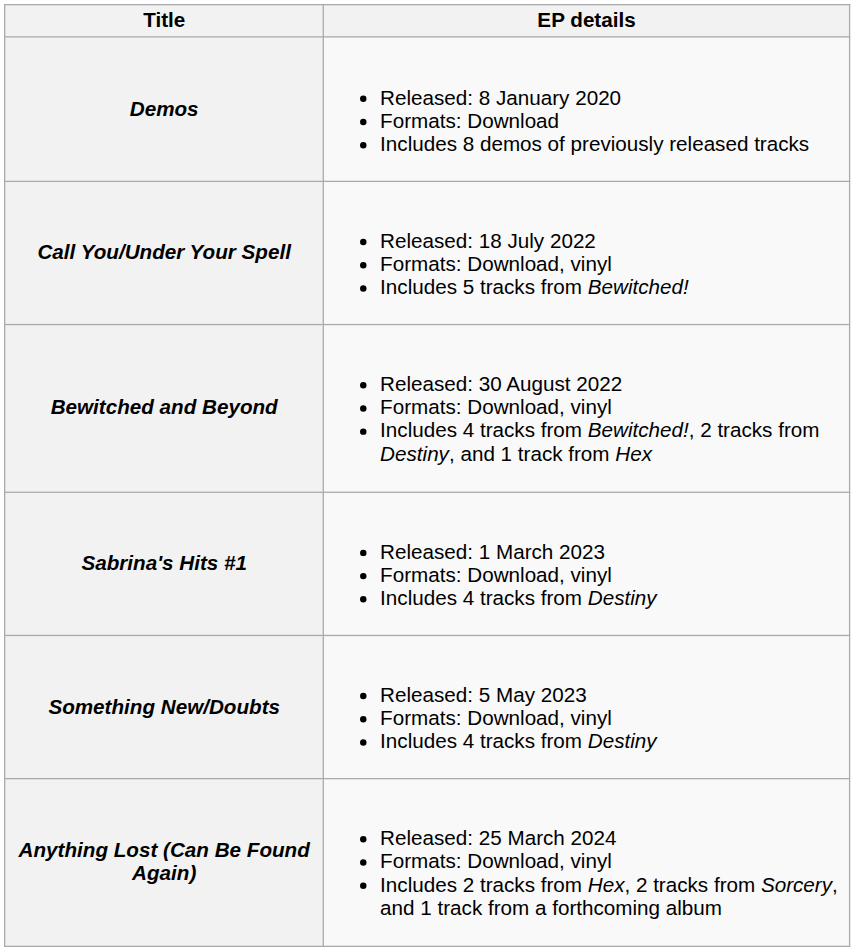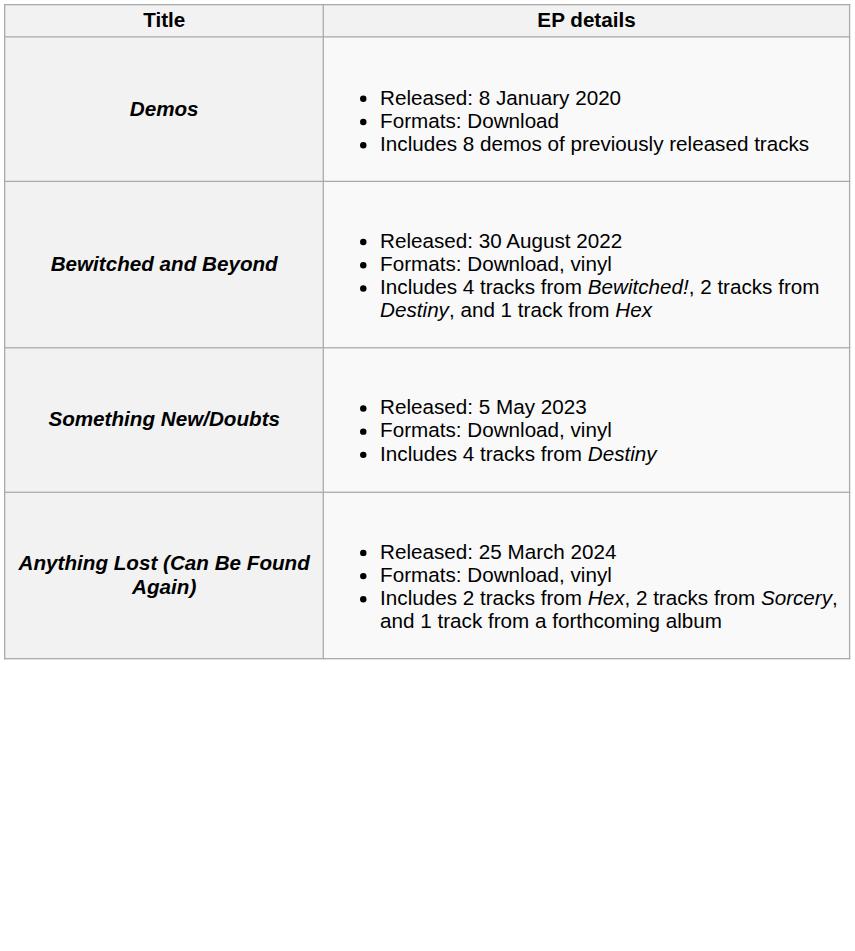- row: (164, 252)
- row: (164, 563)
